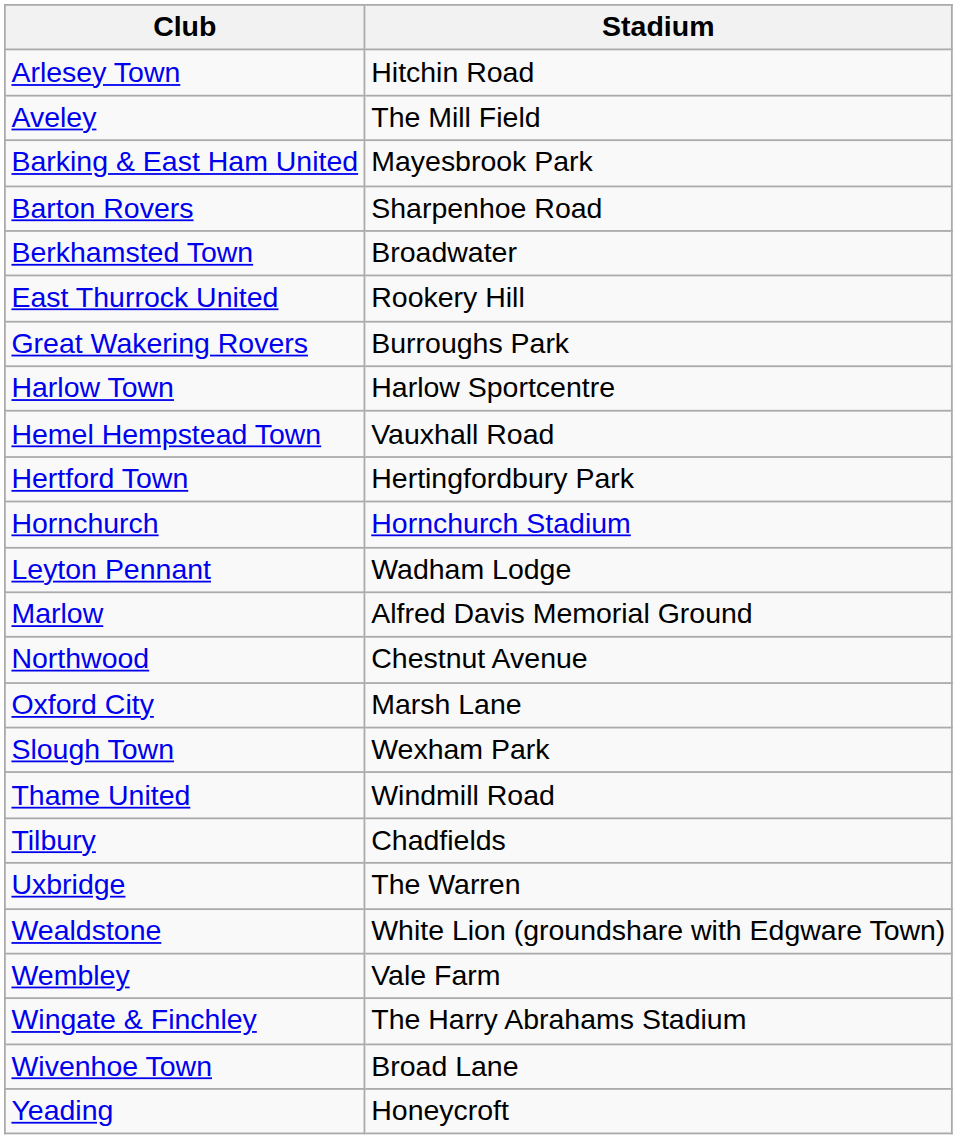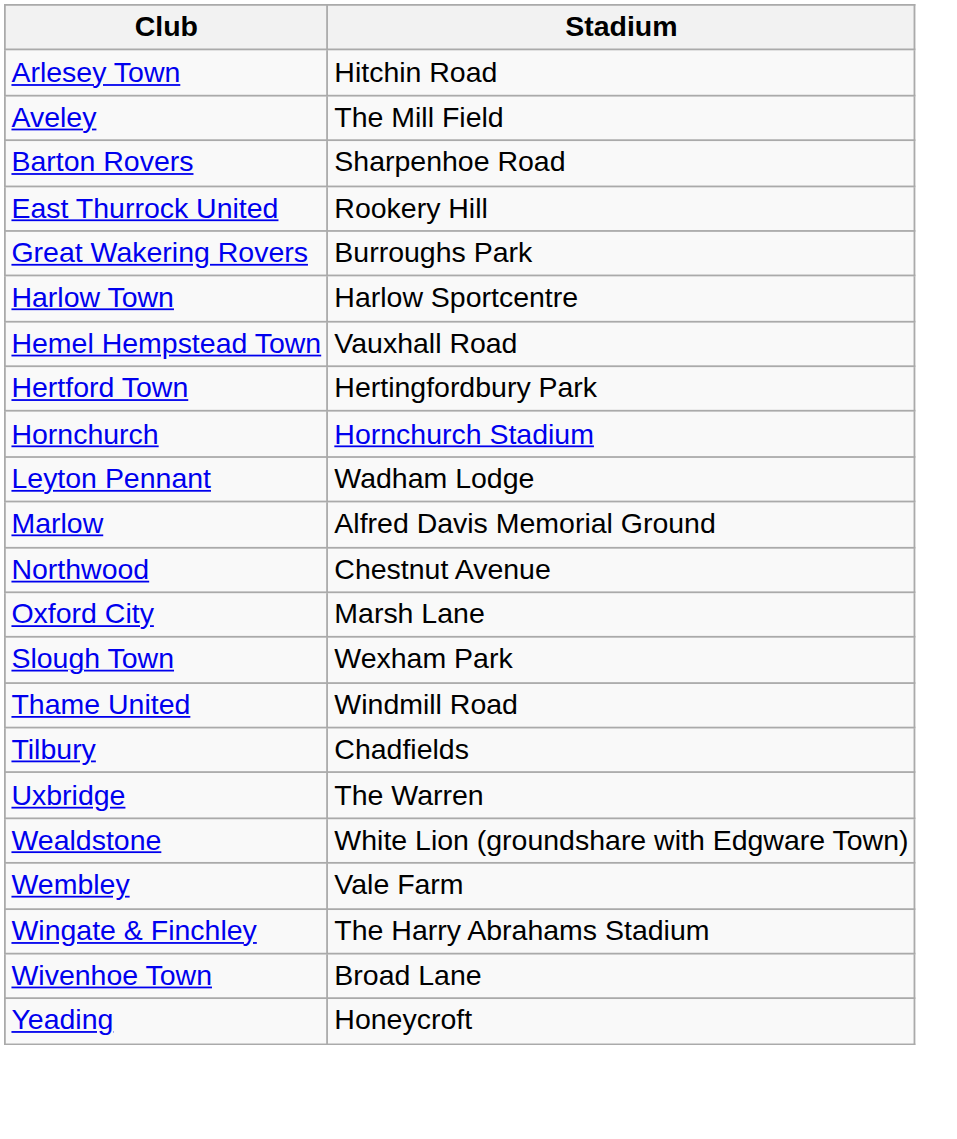- row: (185, 162)
- row: (132, 252)
